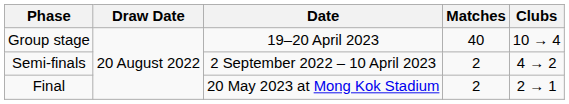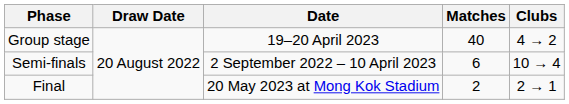(537, 39) 10 → 4 -> (537, 39) 4 → 2
(476, 63) 2 -> (476, 63) 6
(537, 63) 4 → 2 -> (537, 63) 10 → 4
